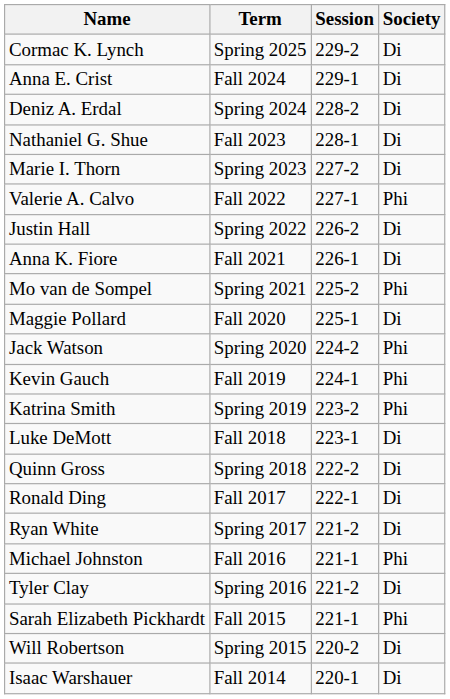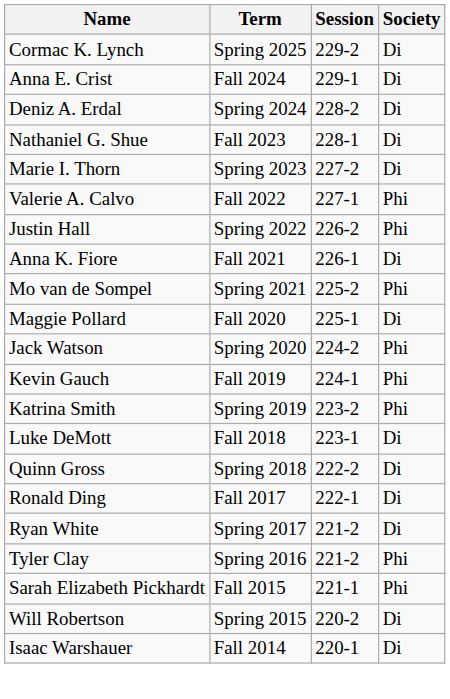(392, 229) Di -> (395, 229) Phi
- row: (76, 558)
(392, 588) Di -> (395, 558) Phi
